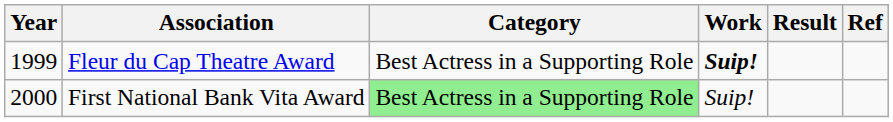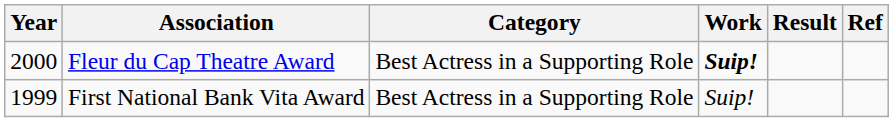(34, 60) 1999 -> (34, 60) 2000
(34, 97) 2000 -> (34, 97) 1999
(534, 97) lightgreen background -> (534, 97) no background
